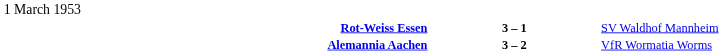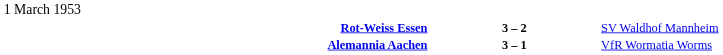(514, 27) 3 – 1 -> (514, 27) 3 – 2
(514, 44) 3 – 2 -> (514, 44) 3 – 1
